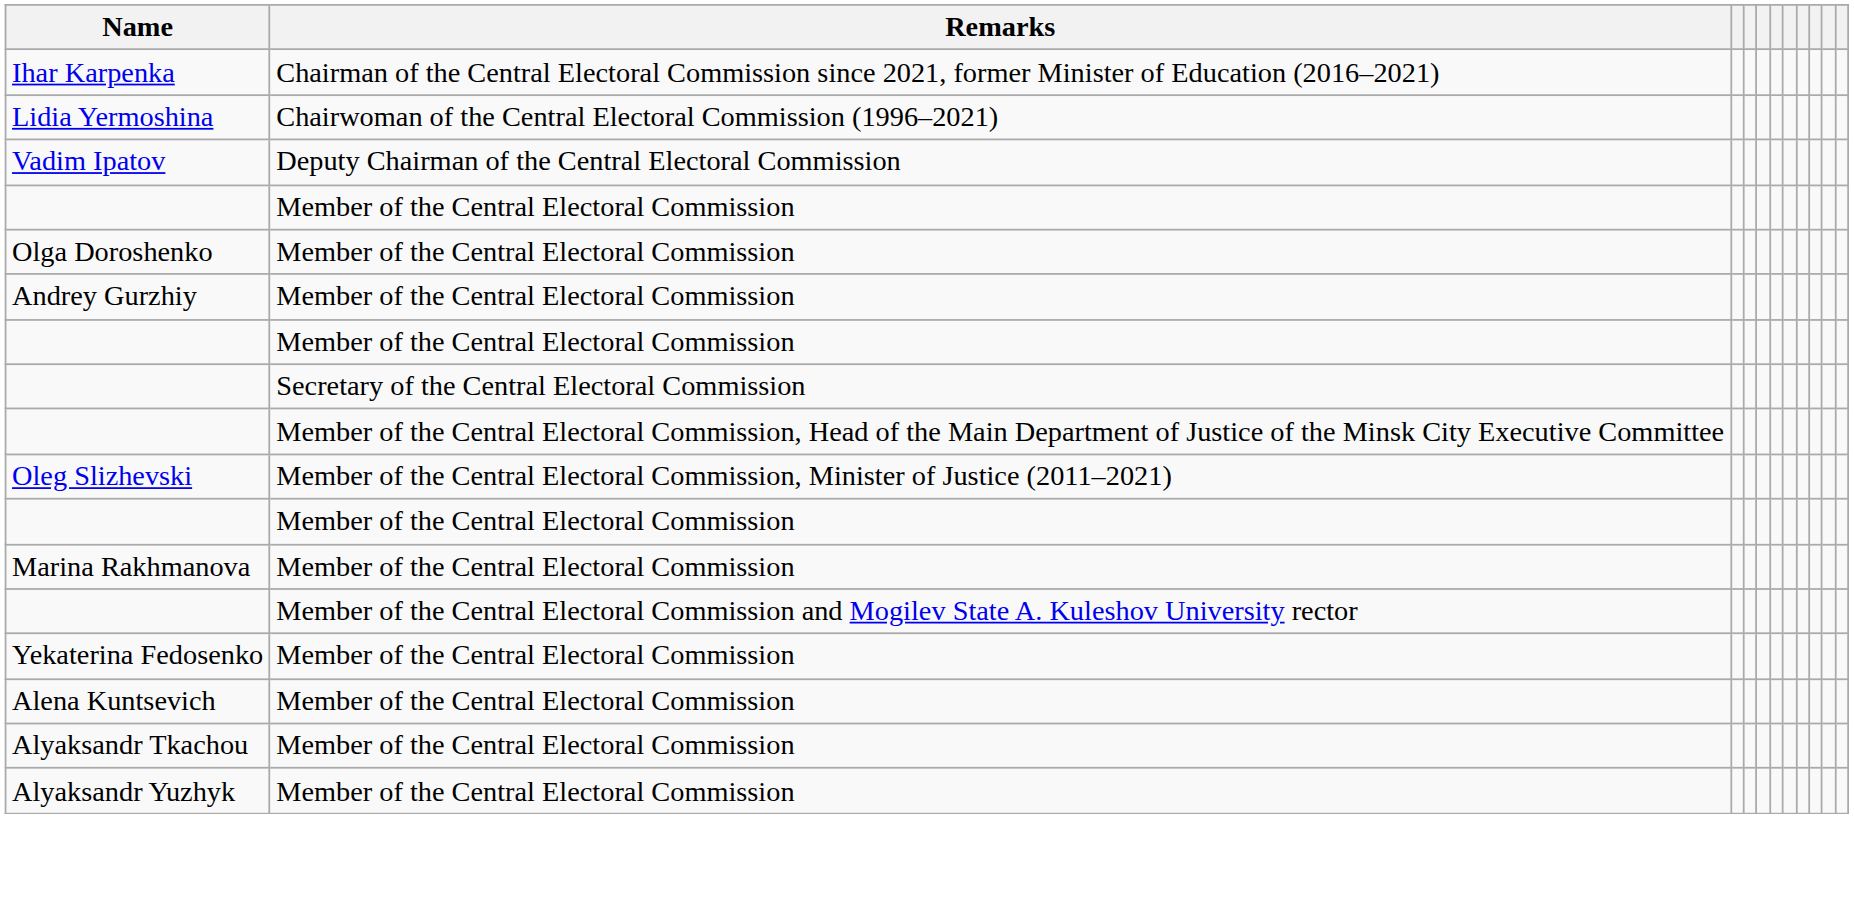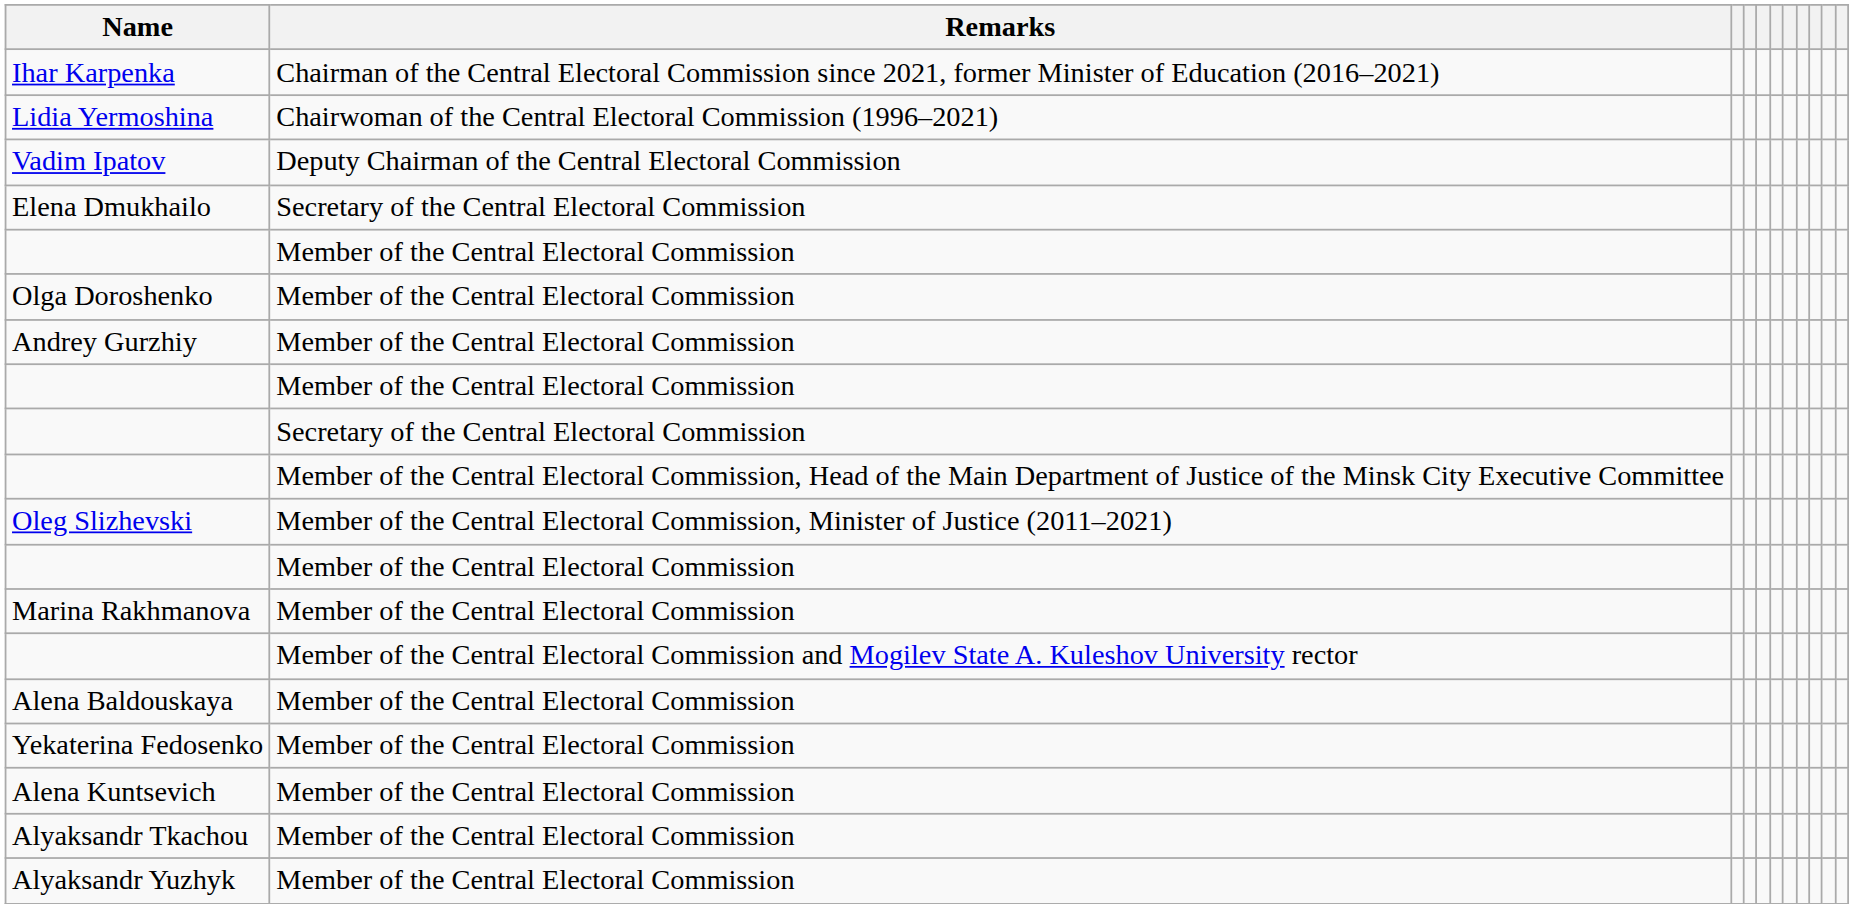+ row: (112, 206)
+ row: (123, 700)
